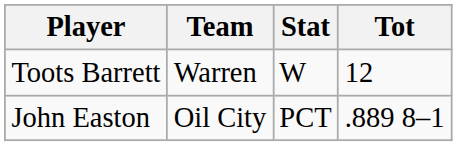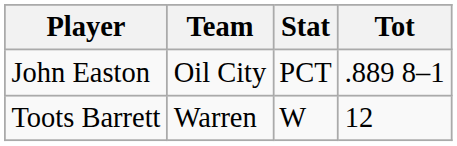rows swapped: (86, 72) <-> (81, 117)
